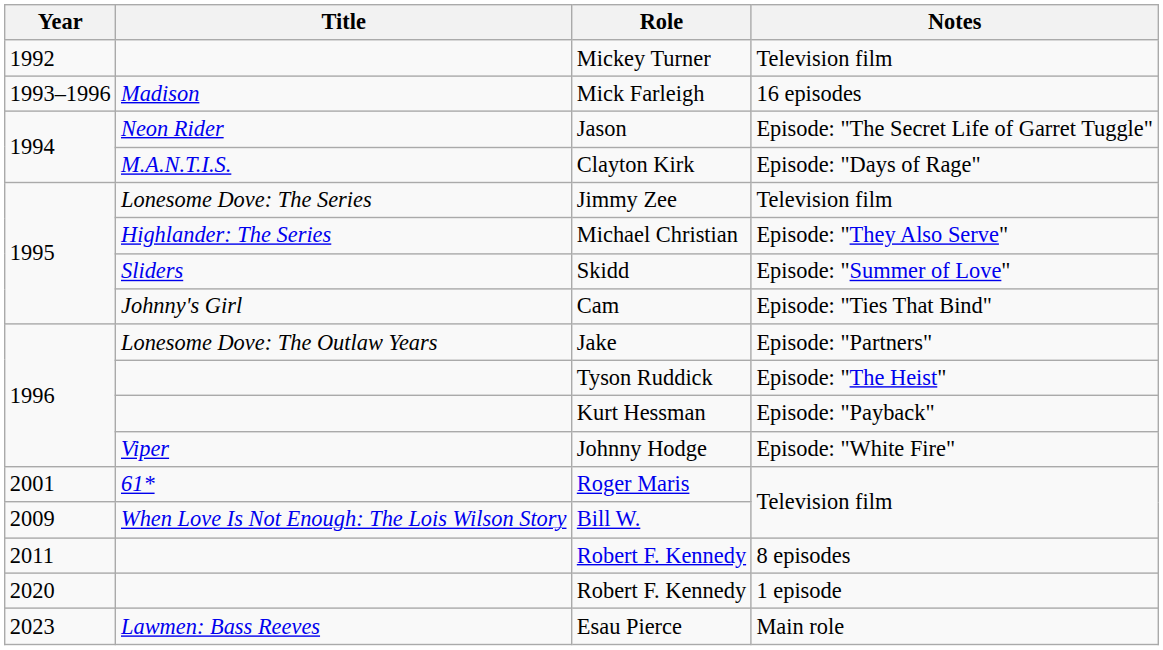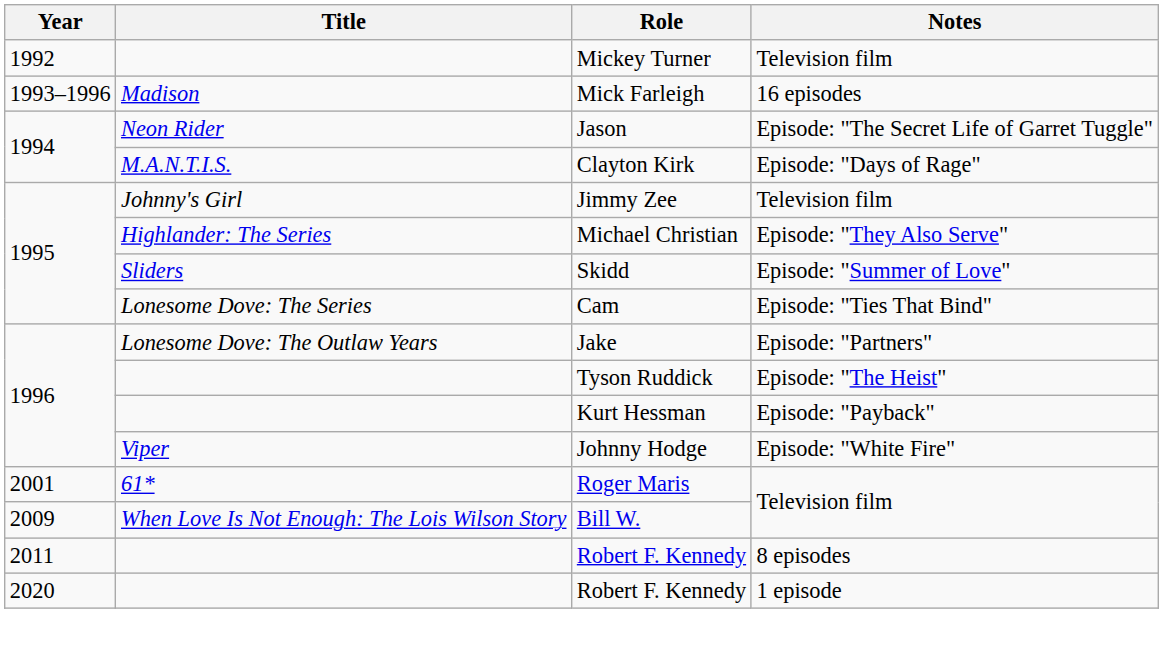(246, 199) Lonesome Dove: The Series -> (182, 199) Johnny's Girl
(182, 306) Johnny's Girl -> (246, 306) Lonesome Dove: The Series
- row: (629, 626)
